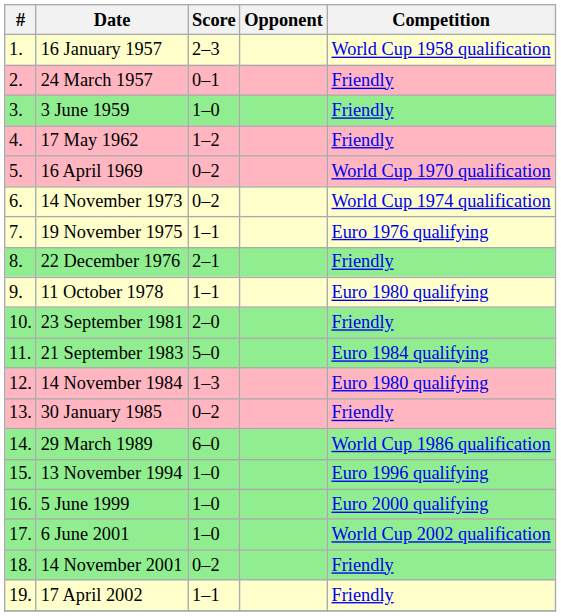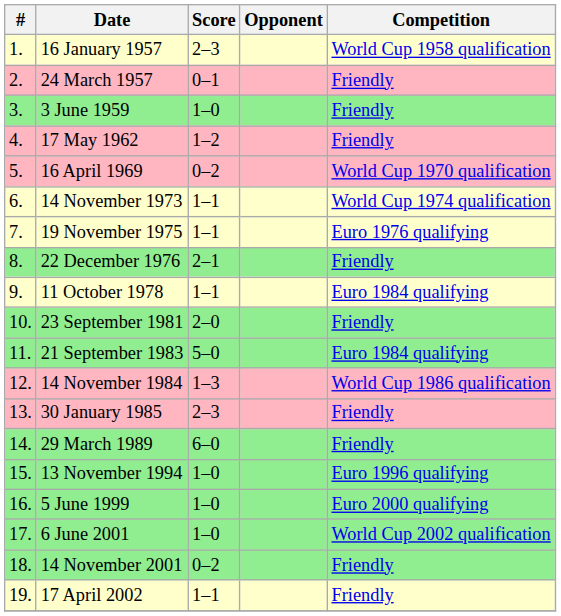(206, 200) 0–2 -> (206, 200) 1–1
(410, 291) Euro 1980 qualifying -> (410, 291) Euro 1984 qualifying
(410, 382) Euro 1980 qualifying -> (441, 382) World Cup 1986 qualification
(206, 413) 0–2 -> (206, 413) 2–3
(441, 443) World Cup 1986 qualification -> (363, 443) Friendly
